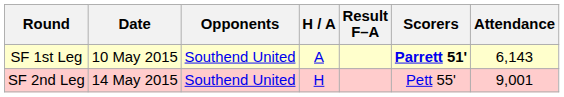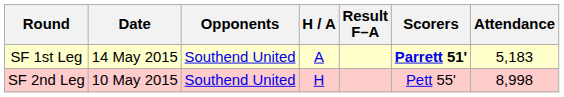(135, 56) 10 May 2015 -> (135, 56) 14 May 2015
(514, 56) 6,143 -> (514, 56) 5,183
(135, 80) 14 May 2015 -> (135, 80) 10 May 2015
(514, 80) 9,001 -> (514, 80) 8,998
